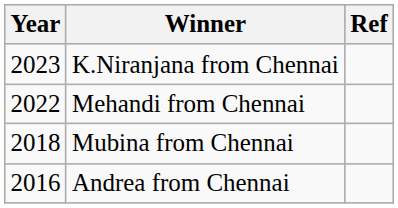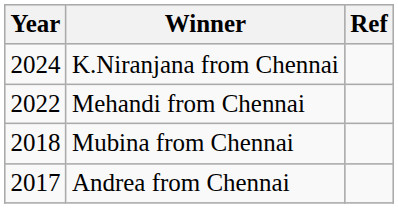(35, 63) 2023 -> (35, 63) 2024
(35, 182) 2016 -> (35, 182) 2017
